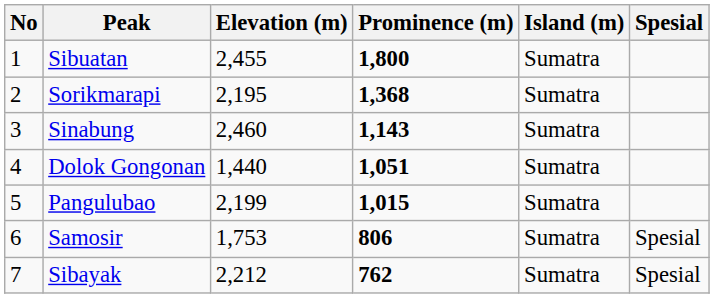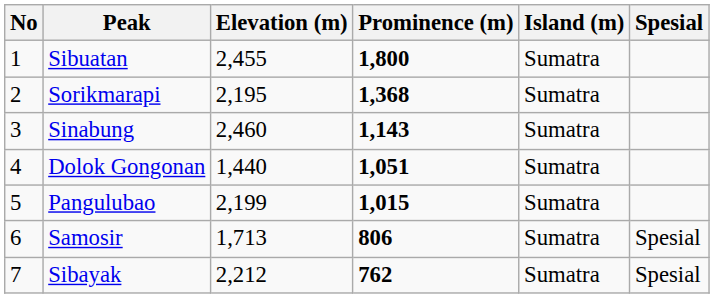(241, 238) 1,753 -> (241, 238) 1,713
